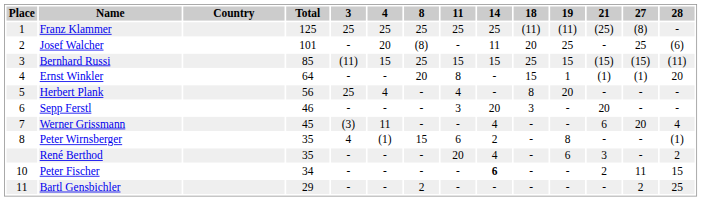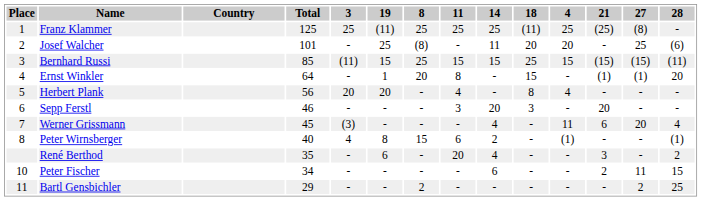columns swapped: (385, 14) <-> (568, 14)
(348, 92) 25 -> (348, 92) 20
(308, 140) 35 -> (308, 140) 40
(495, 171) bold -> (495, 171) normal
